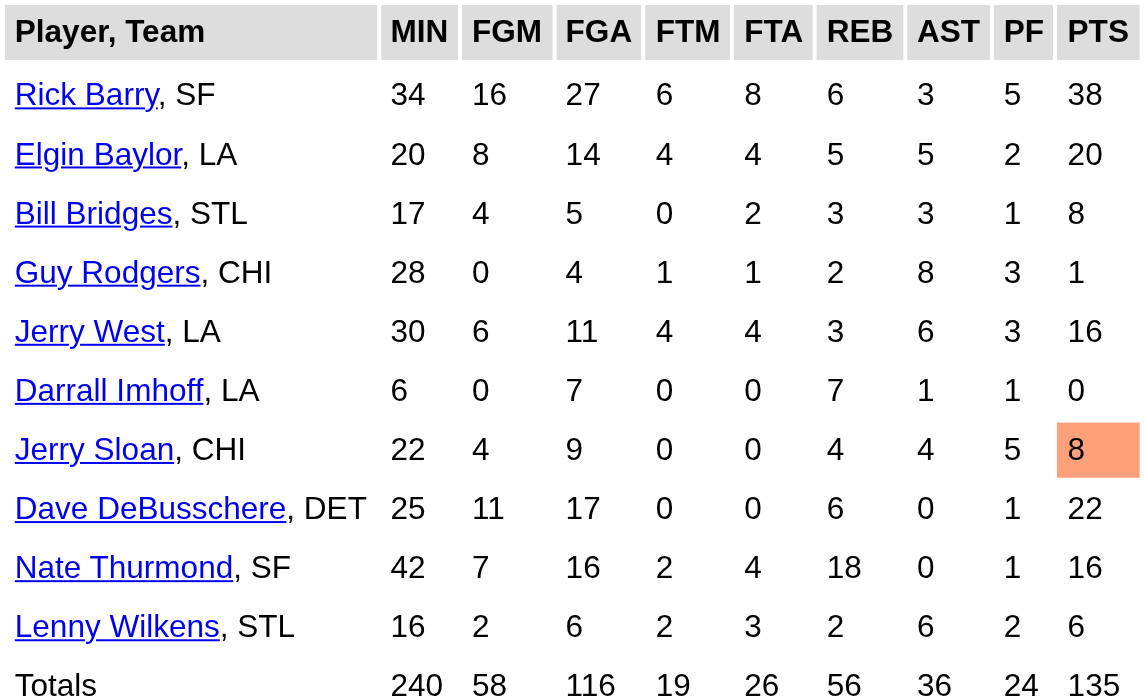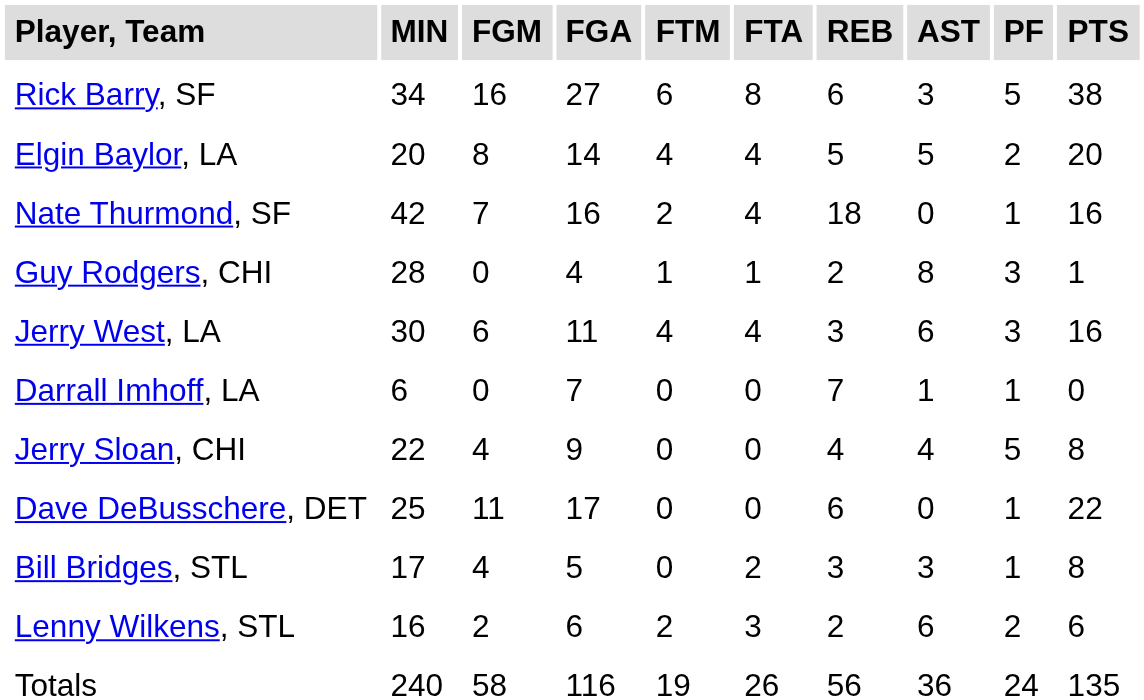rows swapped: (153, 567) <-> (131, 213)
(1076, 449) lightsalmon background -> (1076, 449) no background
